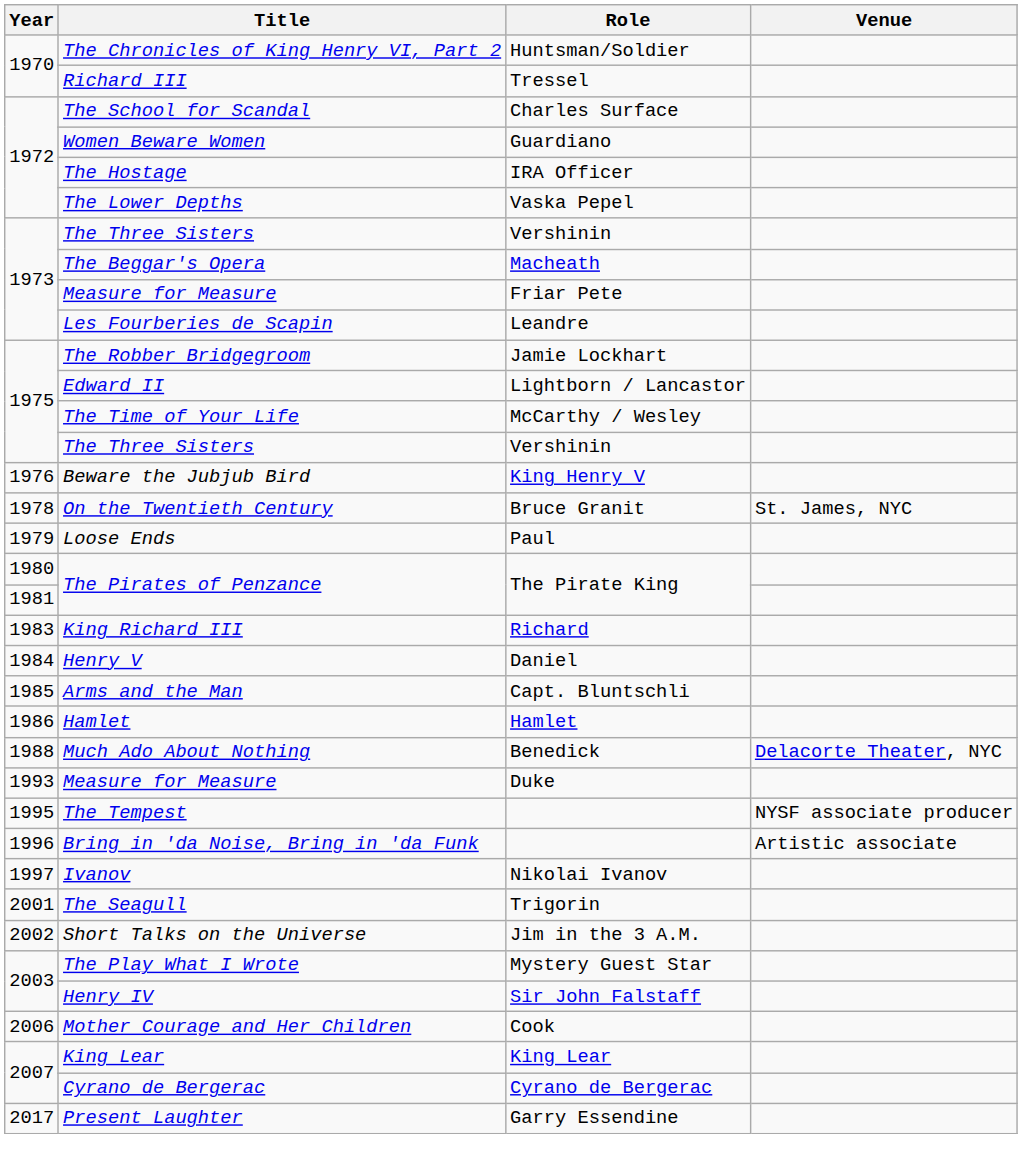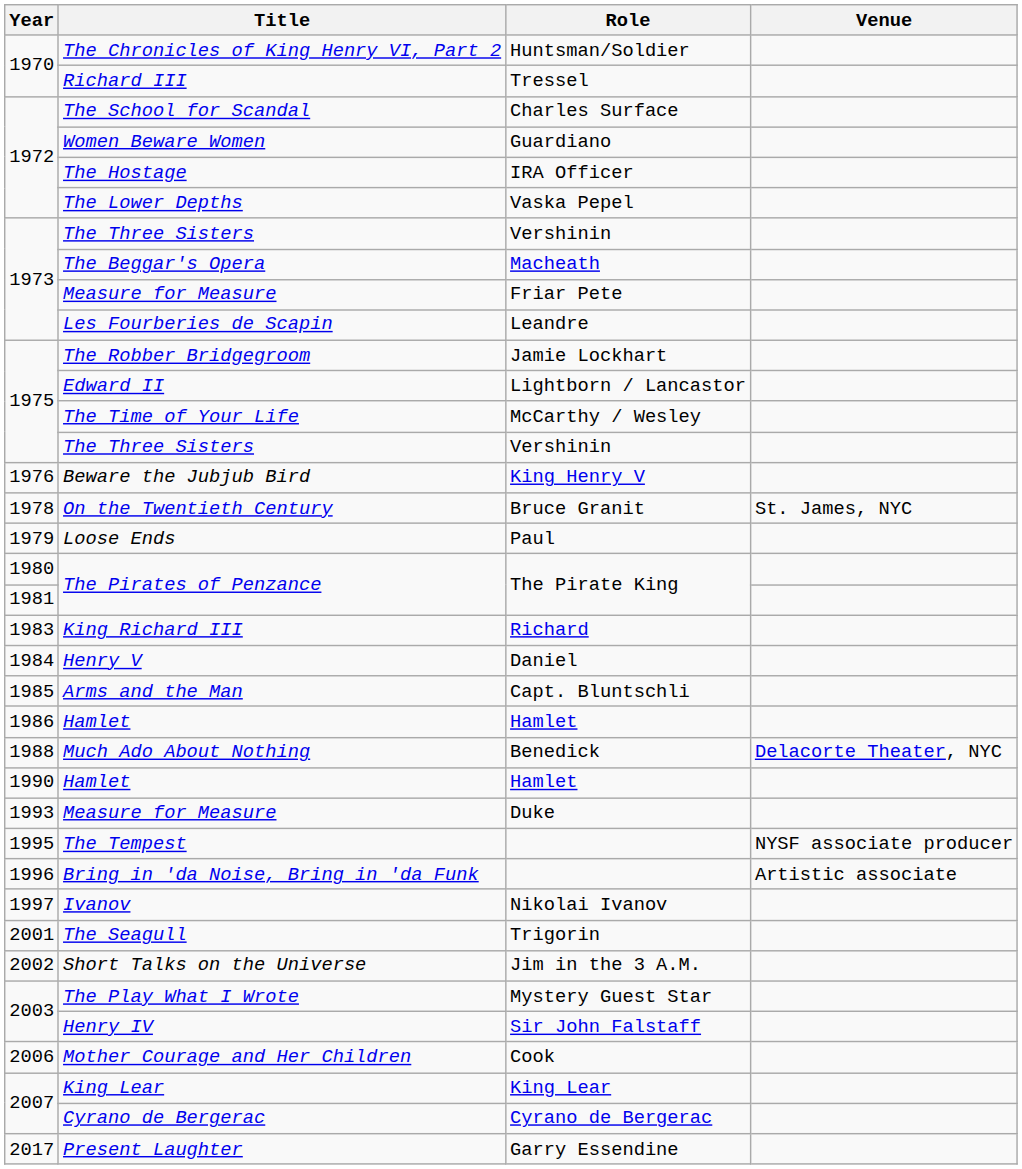+ row: (32, 783)
